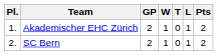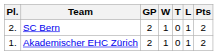rows swapped: (80, 27) <-> (41, 43)
